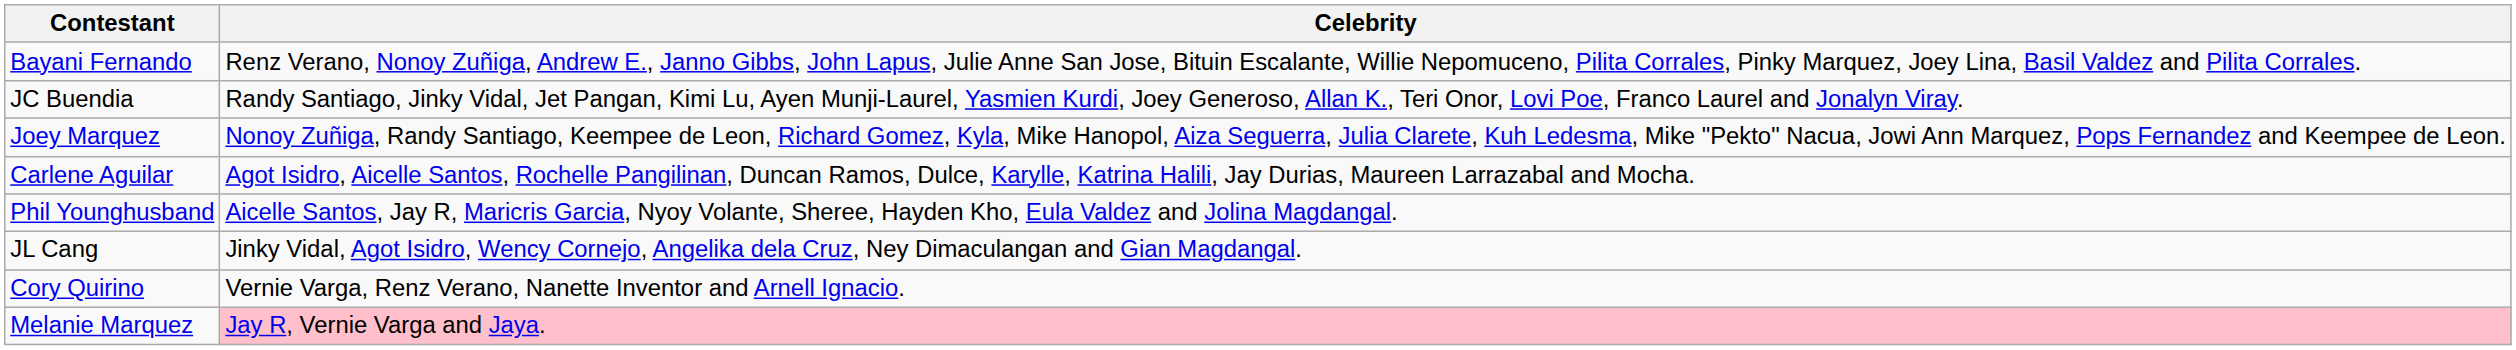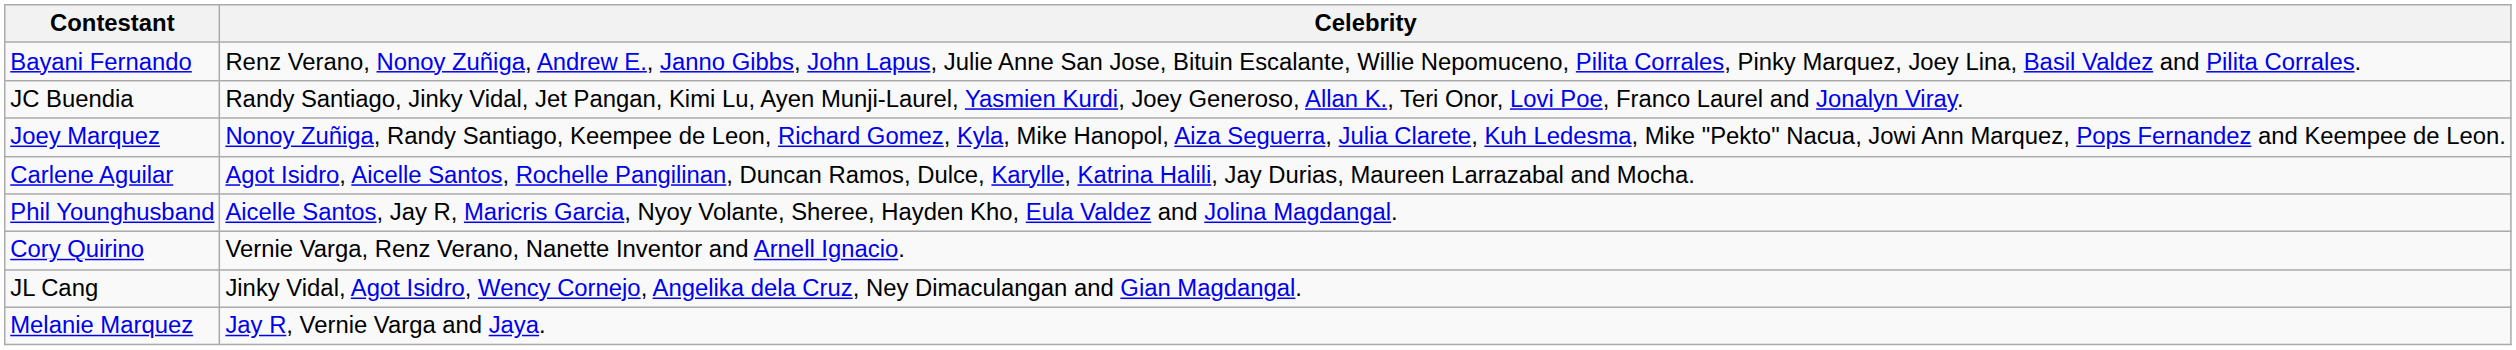rows swapped: (54, 250) <-> (77, 288)
(386, 325) pink background -> (386, 325) no background
